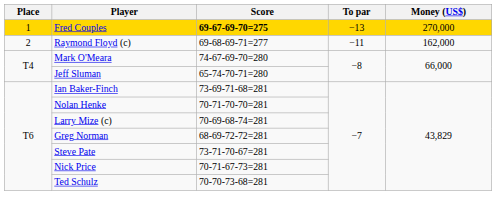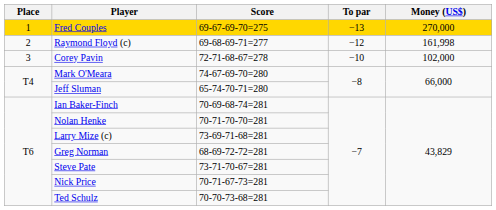(233, 27) bold -> (233, 27) normal
(357, 43) −11 -> (357, 43) −12
(438, 43) 162,000 -> (438, 43) 161,998
+ row: (79, 58)
(233, 89) 73-69-71-68=281 -> (233, 105) 70-69-68-74=281
(233, 120) 70-69-68-74=281 -> (233, 136) 73-69-71-68=281
